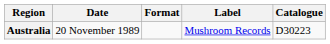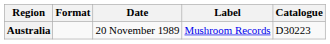columns swapped: (97, 13) <-> (162, 13)
